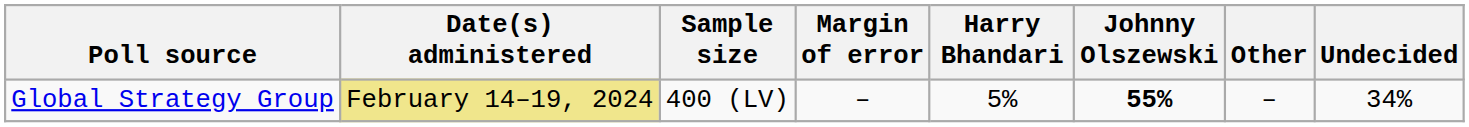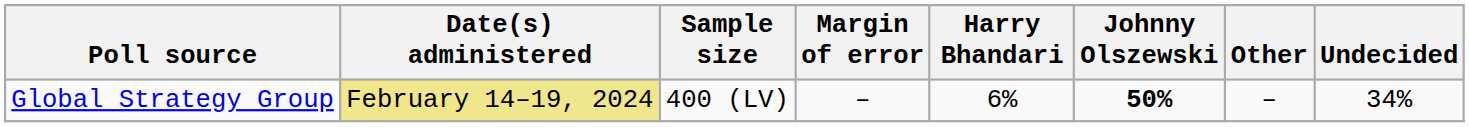(1002, 100) 5% -> (1002, 100) 6%
(1149, 100) 55% -> (1149, 100) 50%
